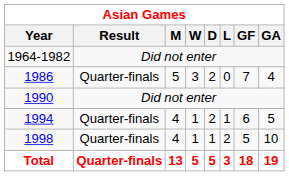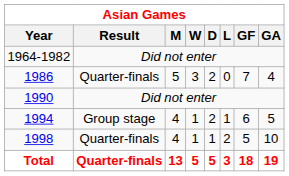(119, 118) Quarter-finals -> (119, 118) Group stage
